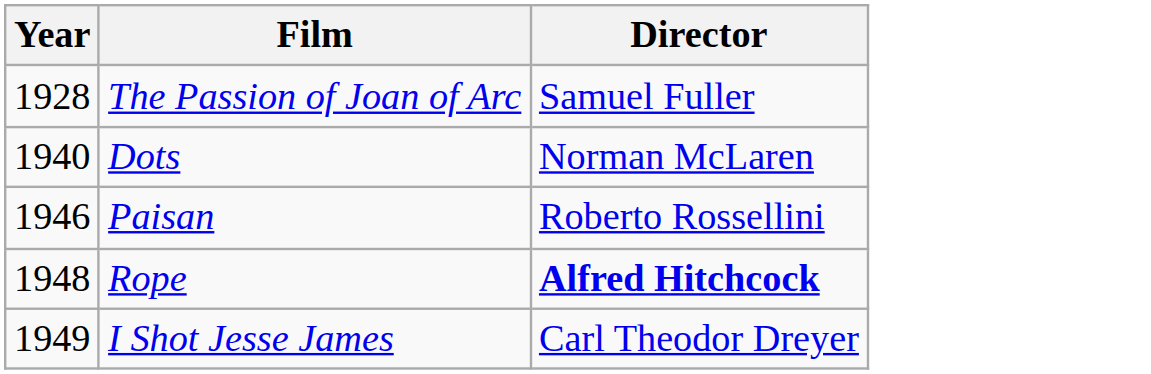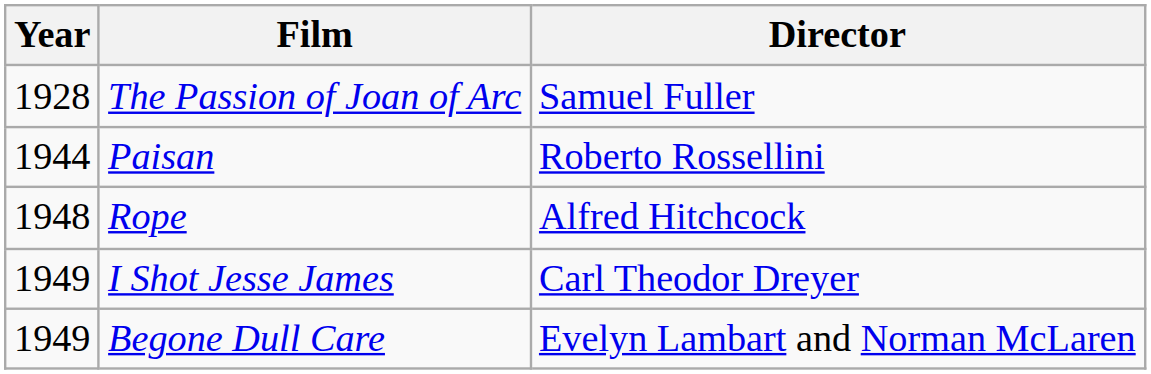- row: (144, 156)
(52, 216) 1946 -> (52, 156) 1944
(679, 277) bold -> (672, 216) normal
+ row: (247, 338)
